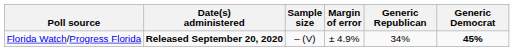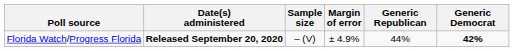(400, 39) 34% -> (400, 39) 44%
(473, 39) 45% -> (473, 39) 42%
